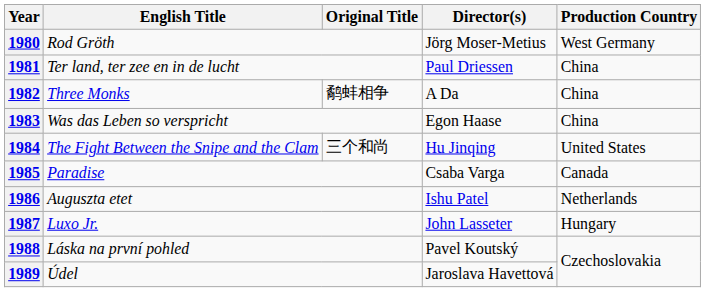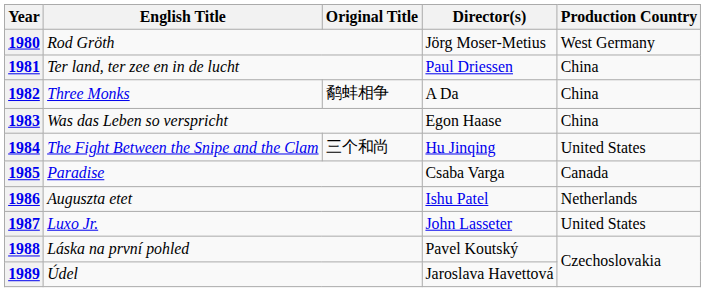(588, 223) Hungary -> (603, 223) United States
